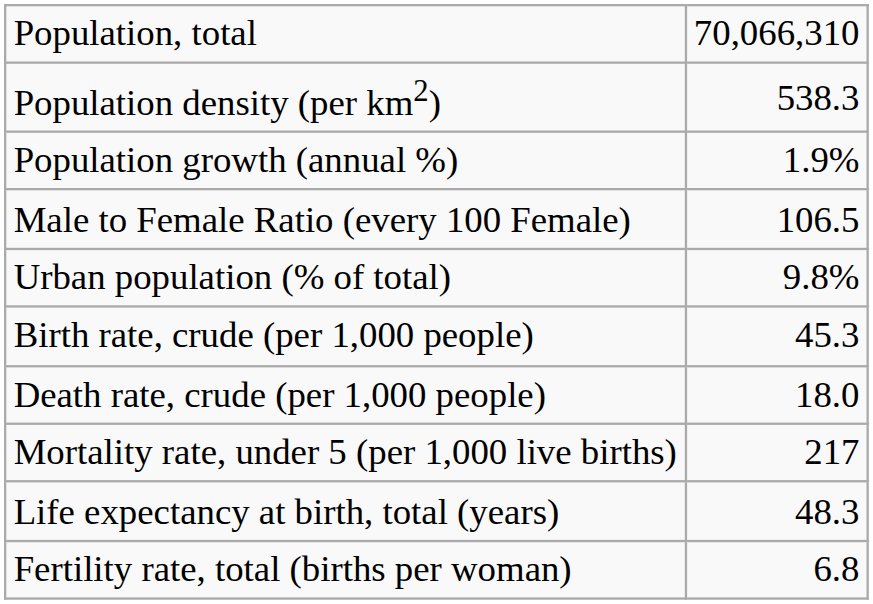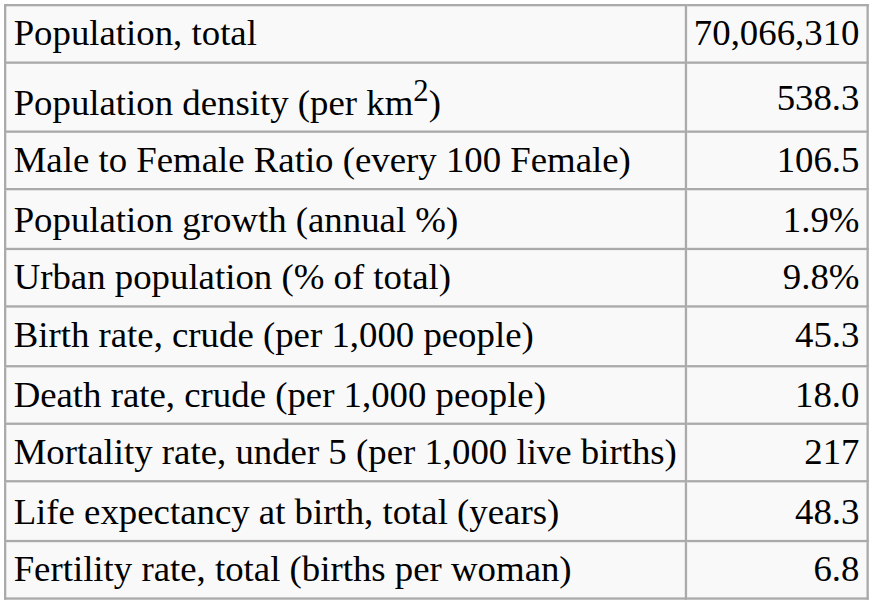rows swapped: (236, 160) <-> (322, 218)
